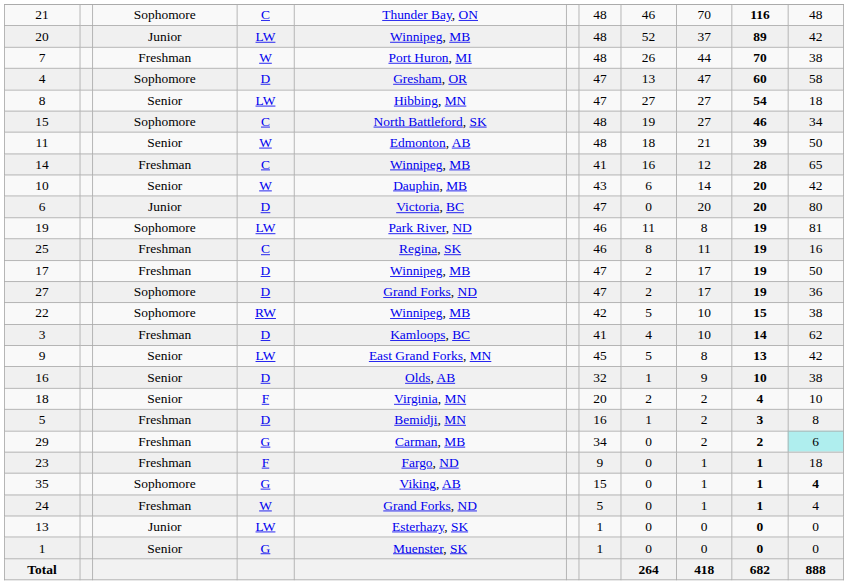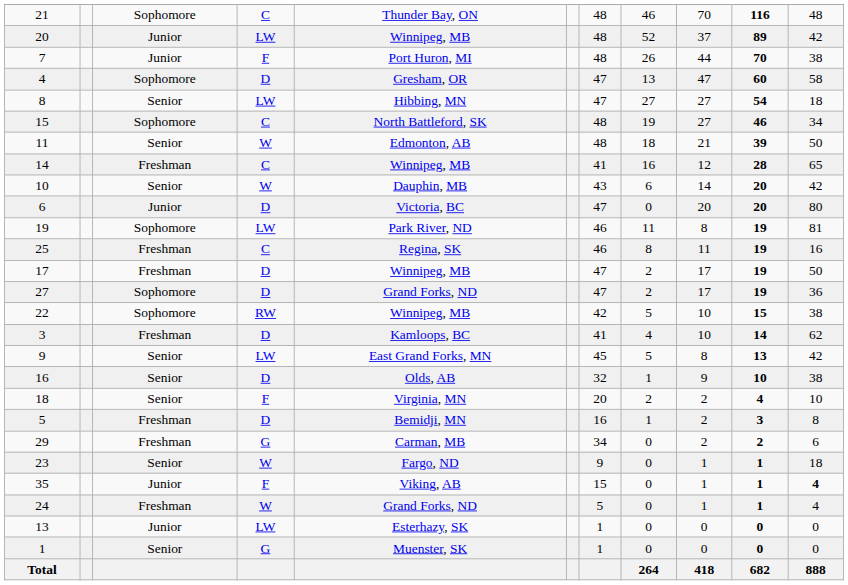(165, 57) Freshman -> (165, 57) Junior
(265, 57) W -> (265, 57) F
(816, 441) paleturquoise background -> (816, 441) no background
(165, 462) Freshman -> (165, 462) Senior
(265, 462) F -> (265, 462) W
(165, 484) Sophomore -> (165, 484) Junior
(265, 484) G -> (265, 484) F
